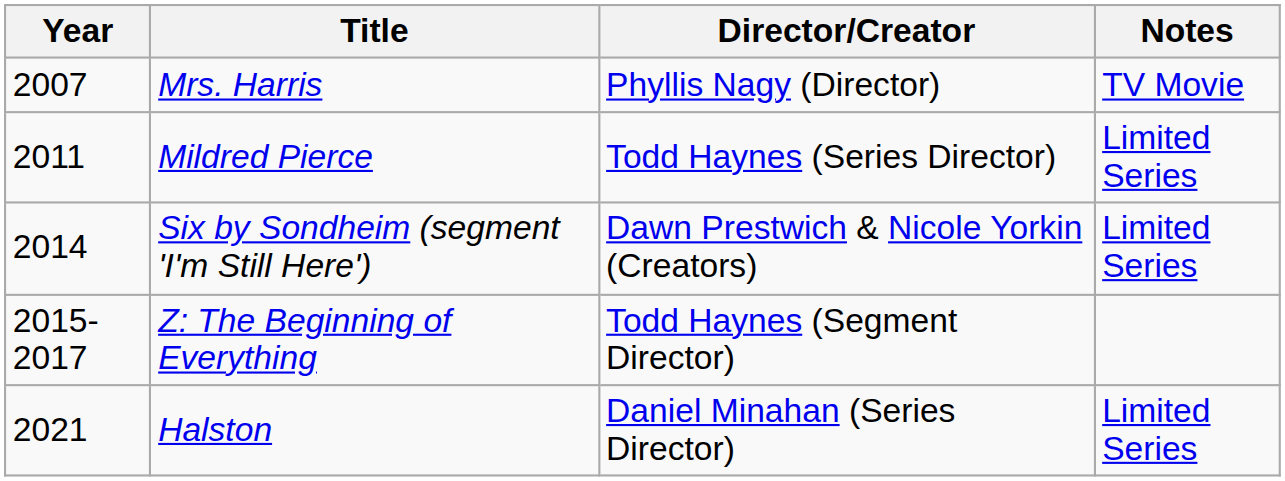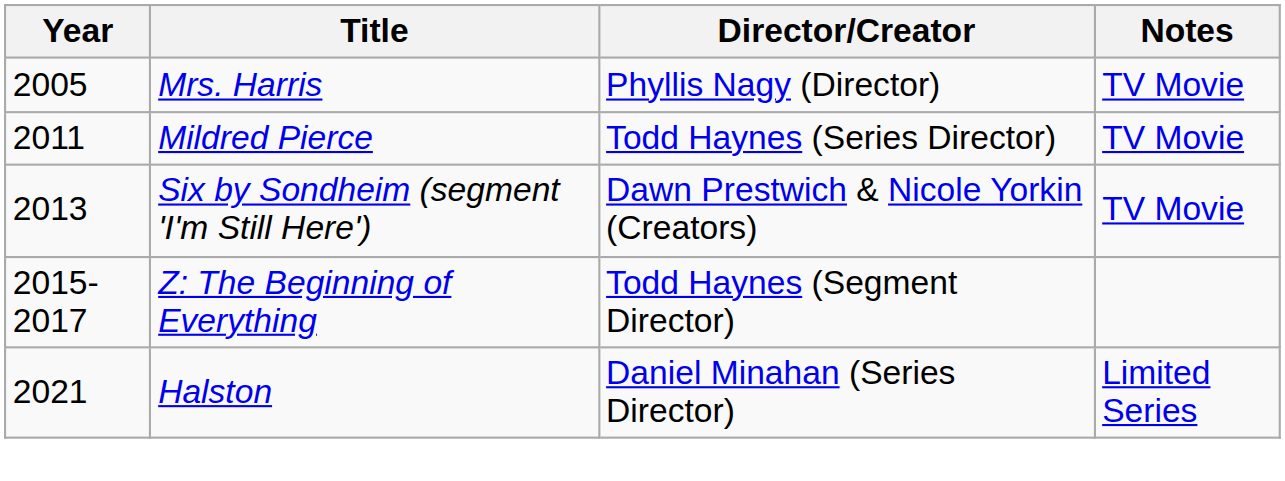(50, 84) 2007 -> (50, 84) 2005
(1156, 156) Limited Series -> (1173, 137) TV Movie
(50, 247) 2014 -> (50, 209) 2013
(1156, 247) Limited Series -> (1173, 209) TV Movie
